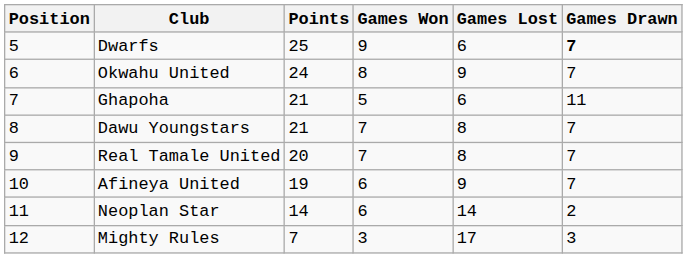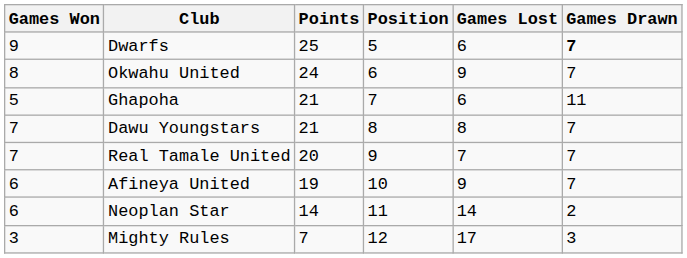columns swapped: (49, 18) <-> (403, 18)
(462, 156) 8 -> (462, 156) 7
